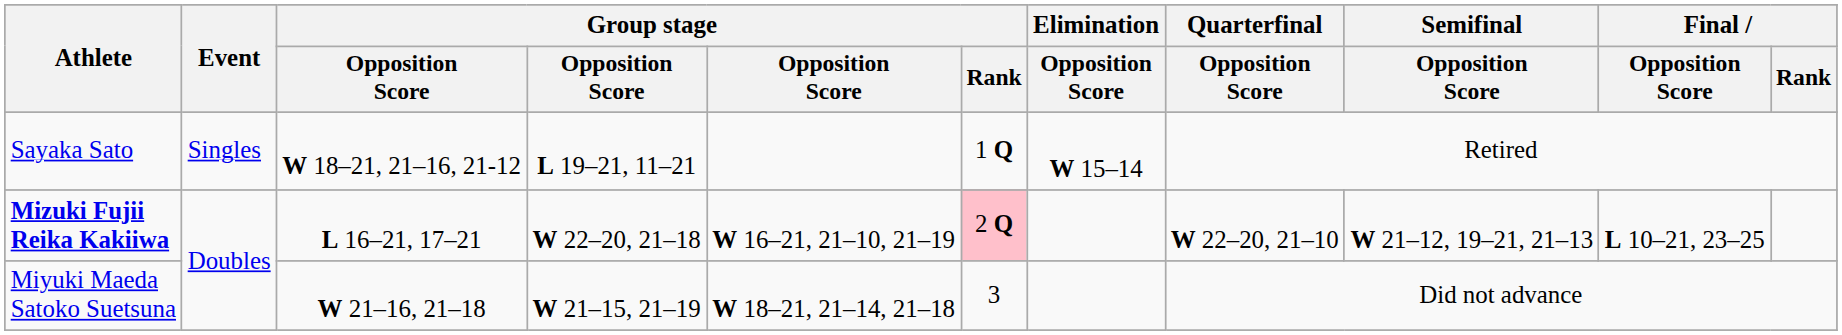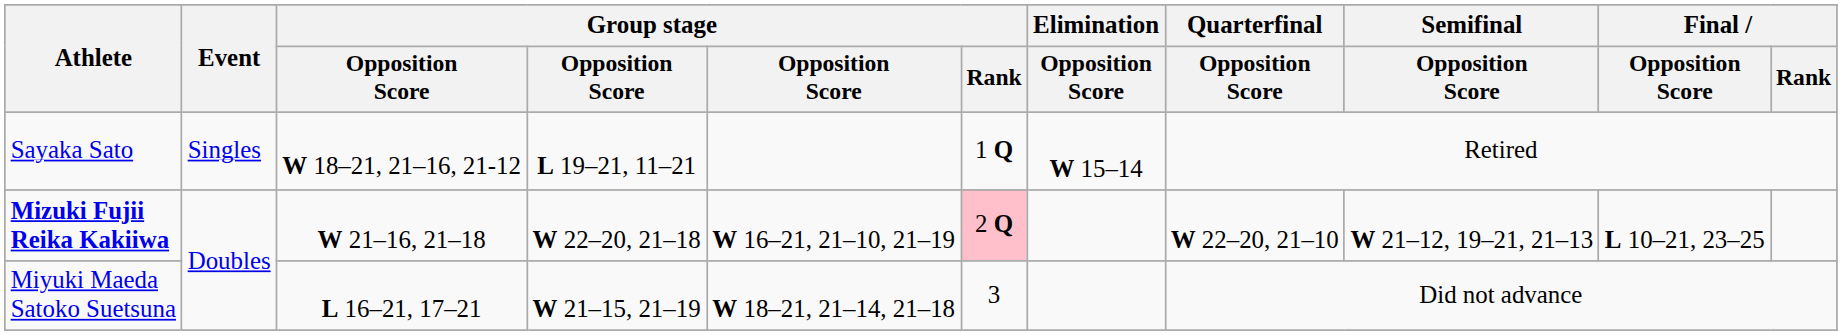(402, 239) L 16–21, 17–21 -> (402, 239) W 21–16, 21–18
(402, 310) W 21–16, 21–18 -> (402, 310) L 16–21, 17–21
